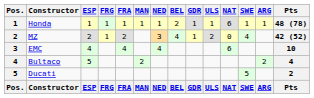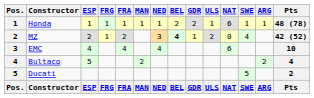(194, 23) 1 -> (194, 23) 2
(177, 36) normal -> (177, 36) bold
